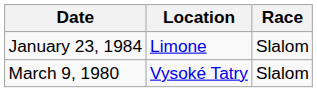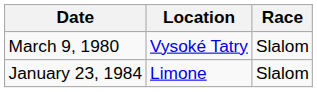rows swapped: (64, 73) <-> (75, 45)
